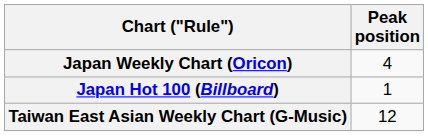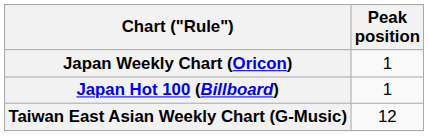(387, 63) 4 -> (387, 63) 1
